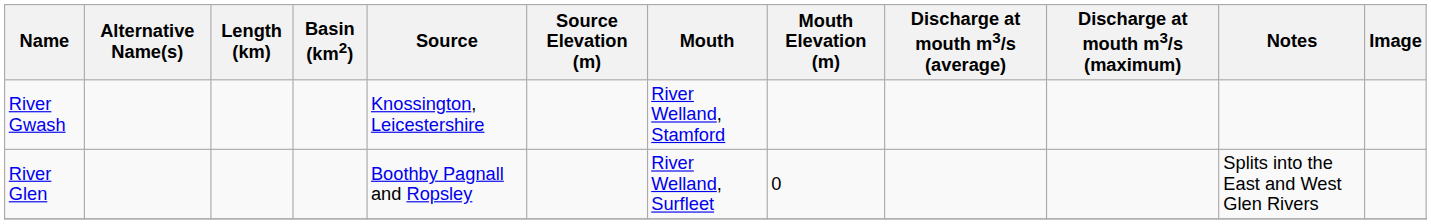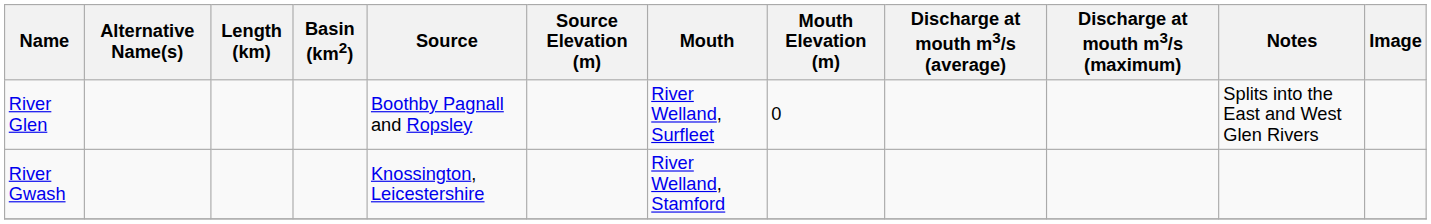rows swapped: (30, 184) <-> (37, 114)
